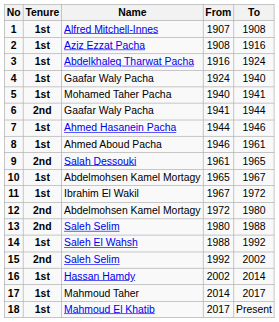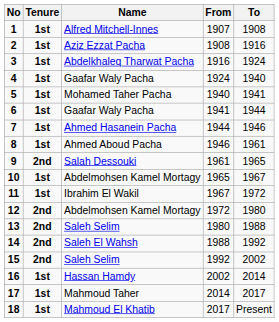(42, 111) 2nd -> (42, 111) 1st
(42, 243) 1st -> (42, 243) 2nd
